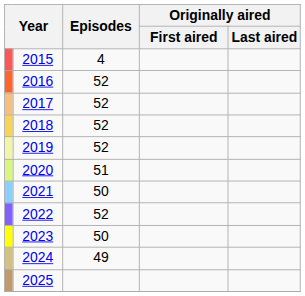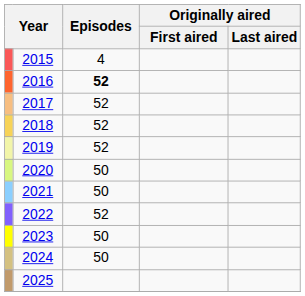(101, 81) normal -> (101, 81) bold
(101, 170) 51 -> (101, 170) 50
(101, 258) 49 -> (101, 258) 50
